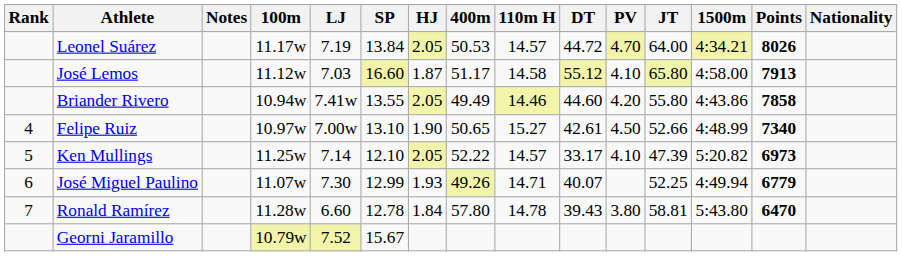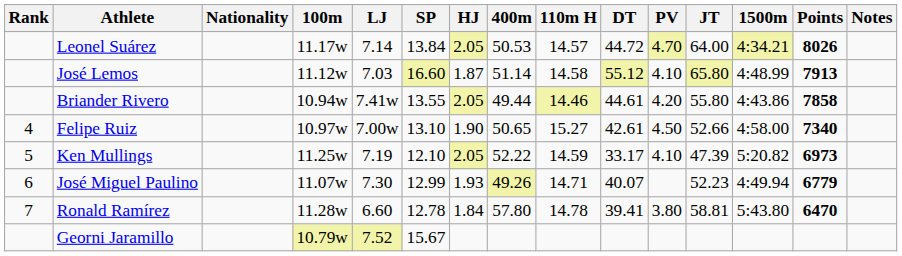columns swapped: (851, 18) <-> (227, 18)
(336, 45) 7.19 -> (377, 45) 7.14
(470, 73) 51.17 -> (512, 73) 51.14
(722, 73) 4:58.00 -> (763, 73) 4:48.99
(470, 100) 49.49 -> (512, 100) 49.44
(583, 100) 44.60 -> (624, 100) 44.61
(722, 127) 4:48.99 -> (763, 127) 4:58.00
(336, 155) 7.14 -> (377, 155) 7.19
(527, 155) 14.57 -> (568, 155) 14.59
(668, 182) 52.25 -> (709, 182) 52.23
(583, 210) 39.43 -> (624, 210) 39.41
